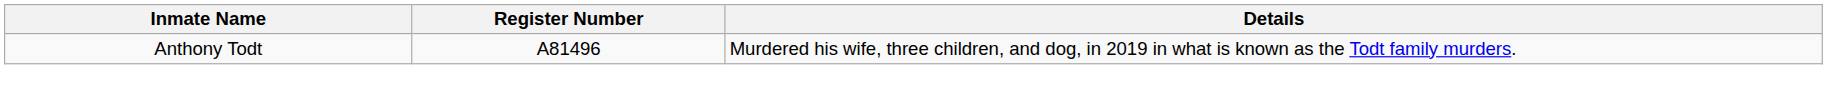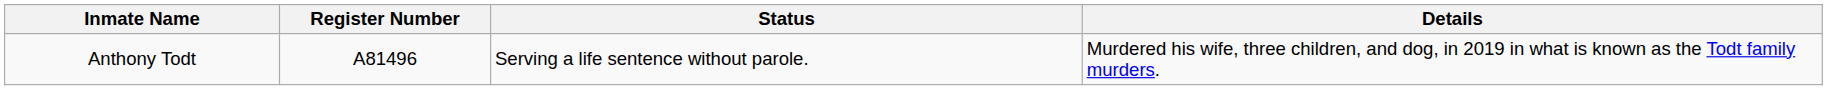+ column: (787, 19)
